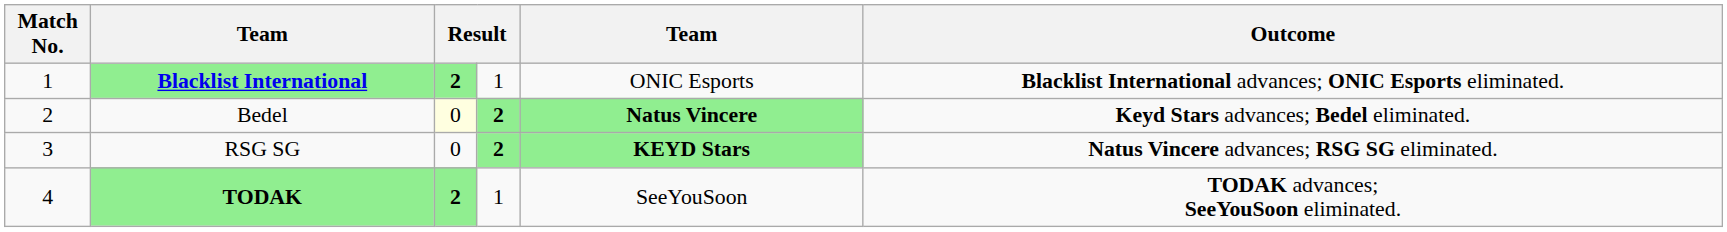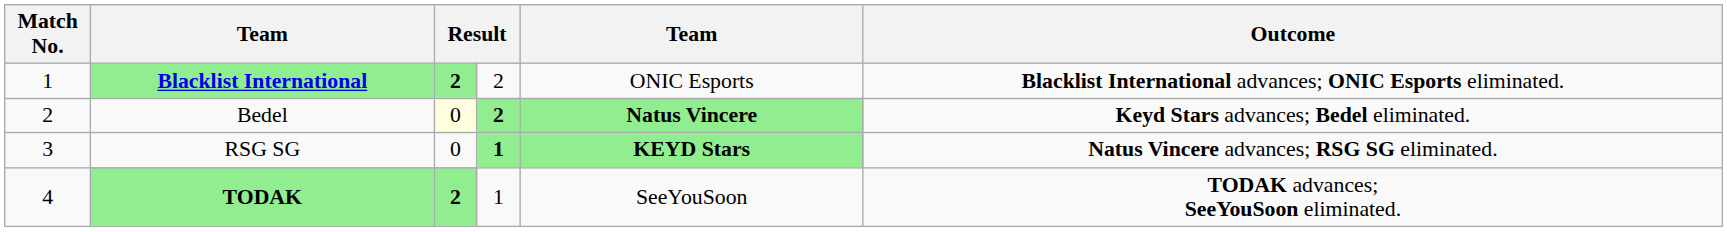(498, 80) 1 -> (498, 80) 2
(498, 149) 2 -> (498, 149) 1
